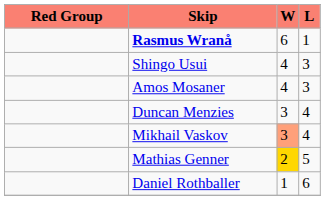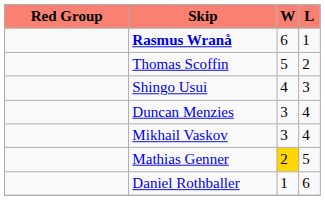+ row: (180, 64)
- row: (179, 87)
(284, 135) lightsalmon background -> (284, 135) no background
